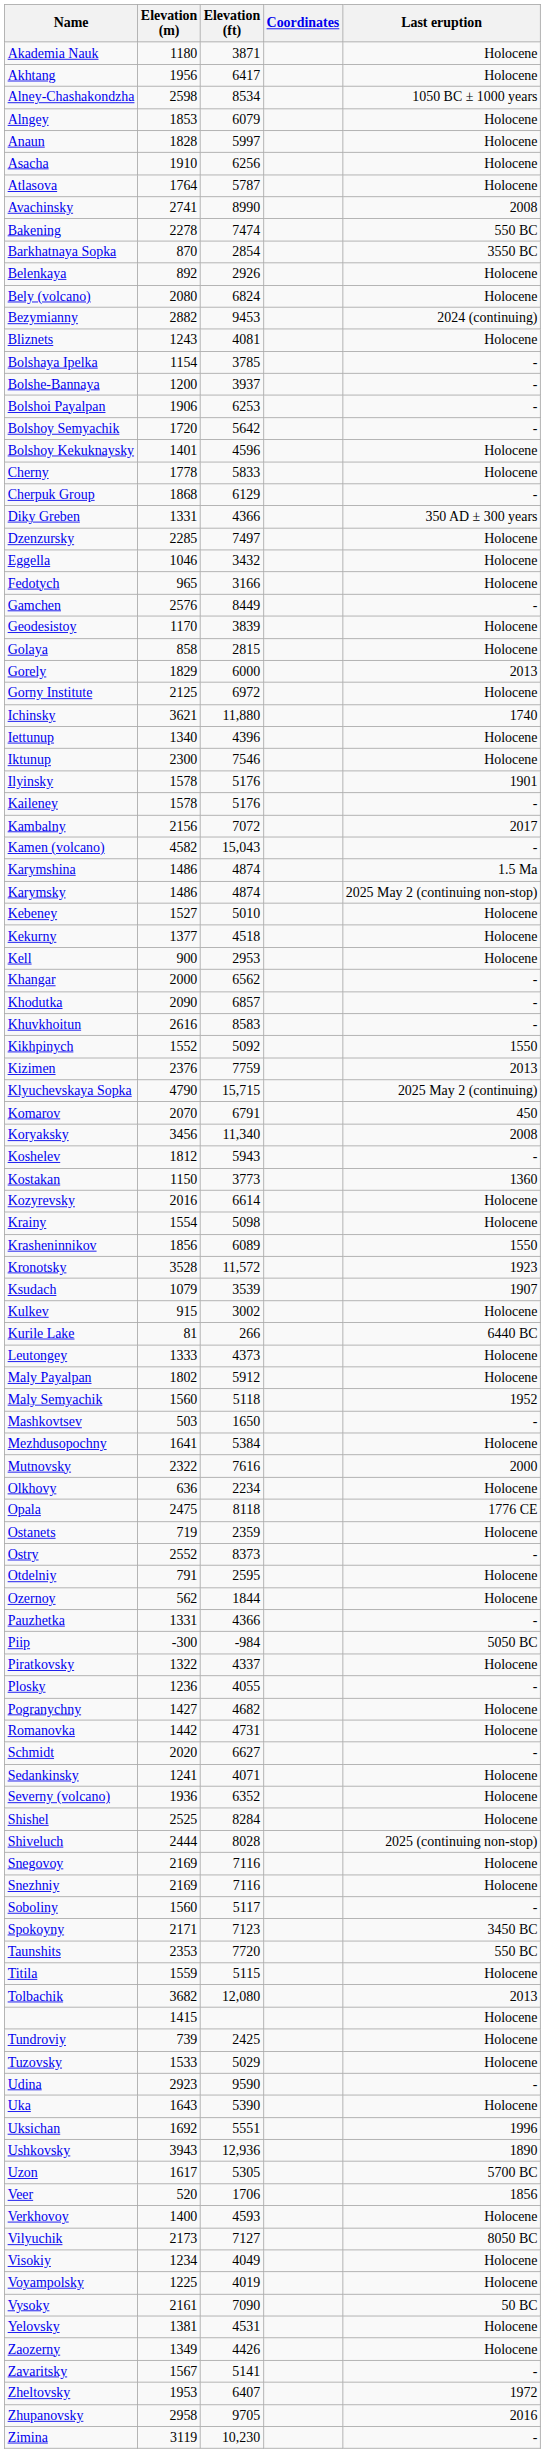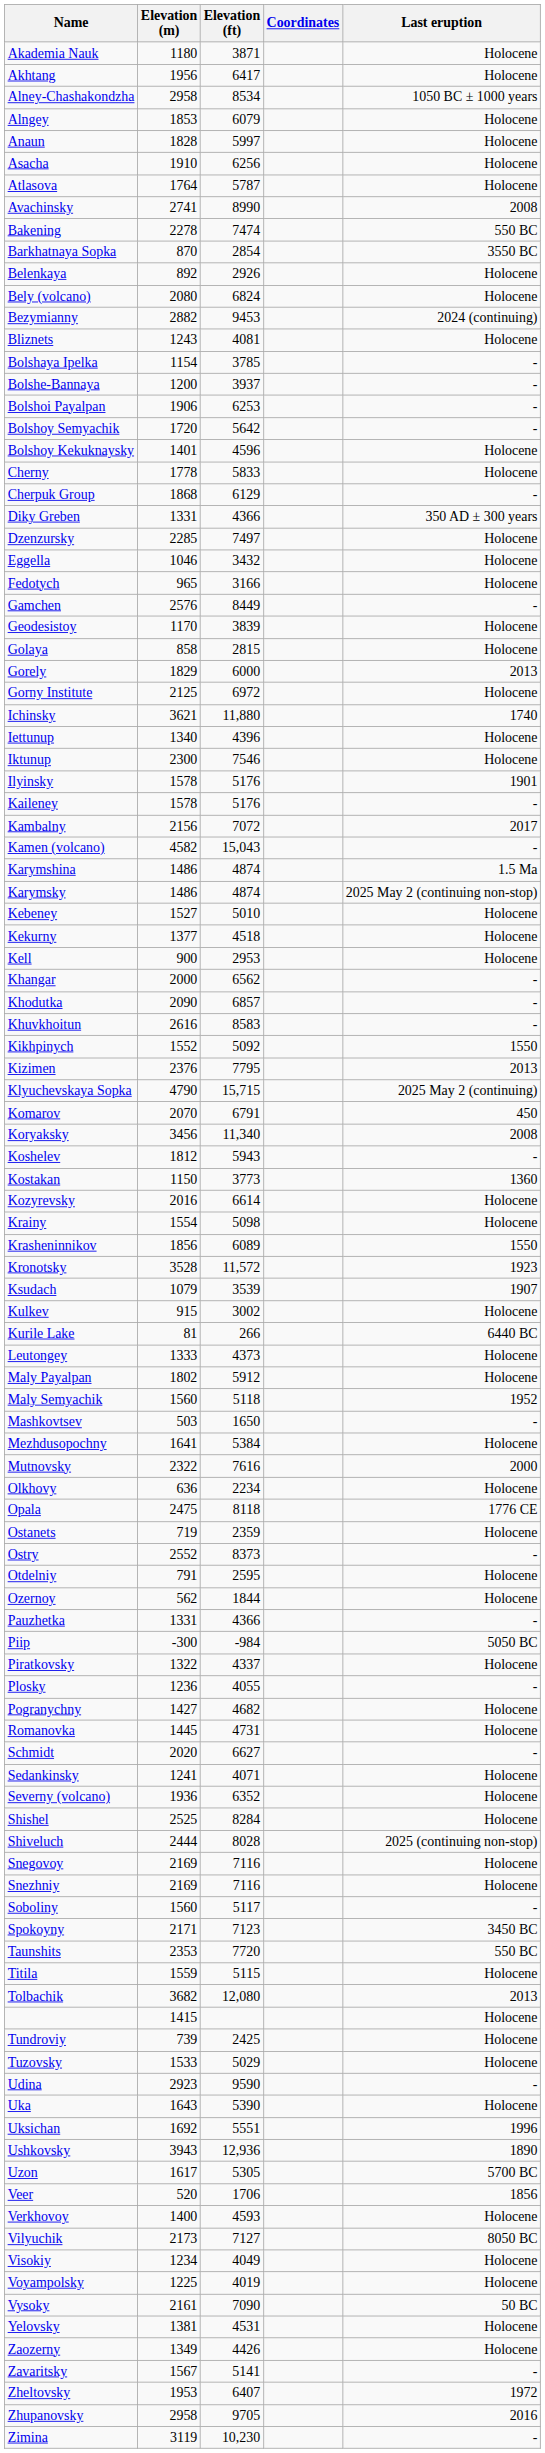(183, 97) 2598 -> (183, 97) 2958
(246, 1068) 7759 -> (246, 1068) 7795
(183, 1731) 1442 -> (183, 1731) 1445
